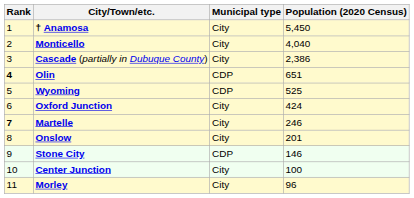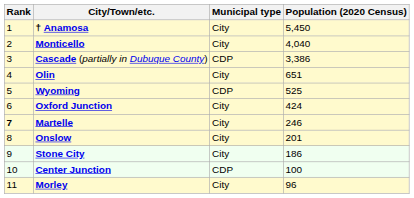(221, 59) City -> (223, 59) CDP
(298, 59) 2,386 -> (298, 59) 3,386
(9, 75) bold -> (9, 75) normal
(223, 75) CDP -> (221, 75) City
(223, 153) CDP -> (221, 153) City
(294, 153) 146 -> (294, 153) 186
(221, 169) City -> (223, 169) CDP
